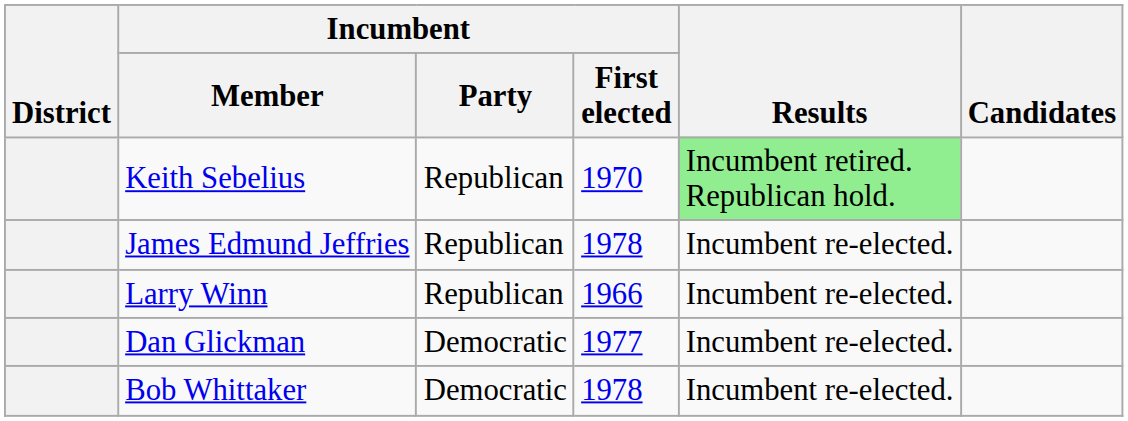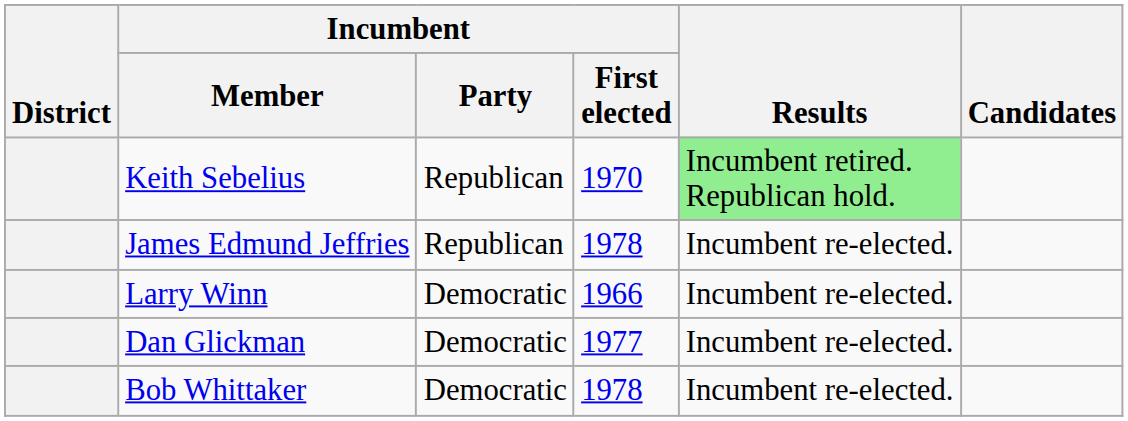(494, 292) Republican -> (495, 292) Democratic
